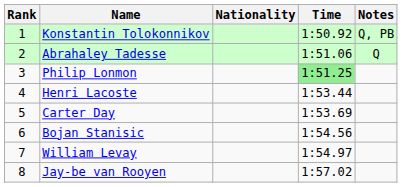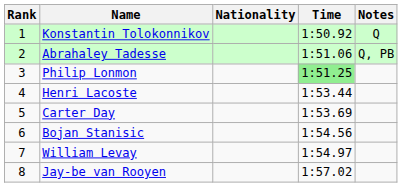(376, 34) Q, PB -> (376, 34) Q
(376, 54) Q -> (376, 54) Q, PB
